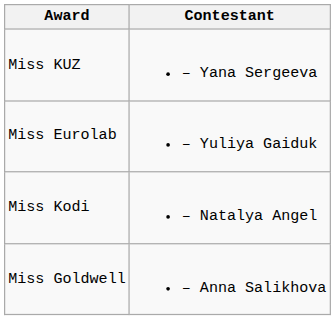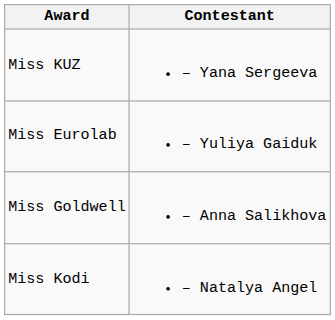rows swapped: (49, 208) <-> (67, 280)
